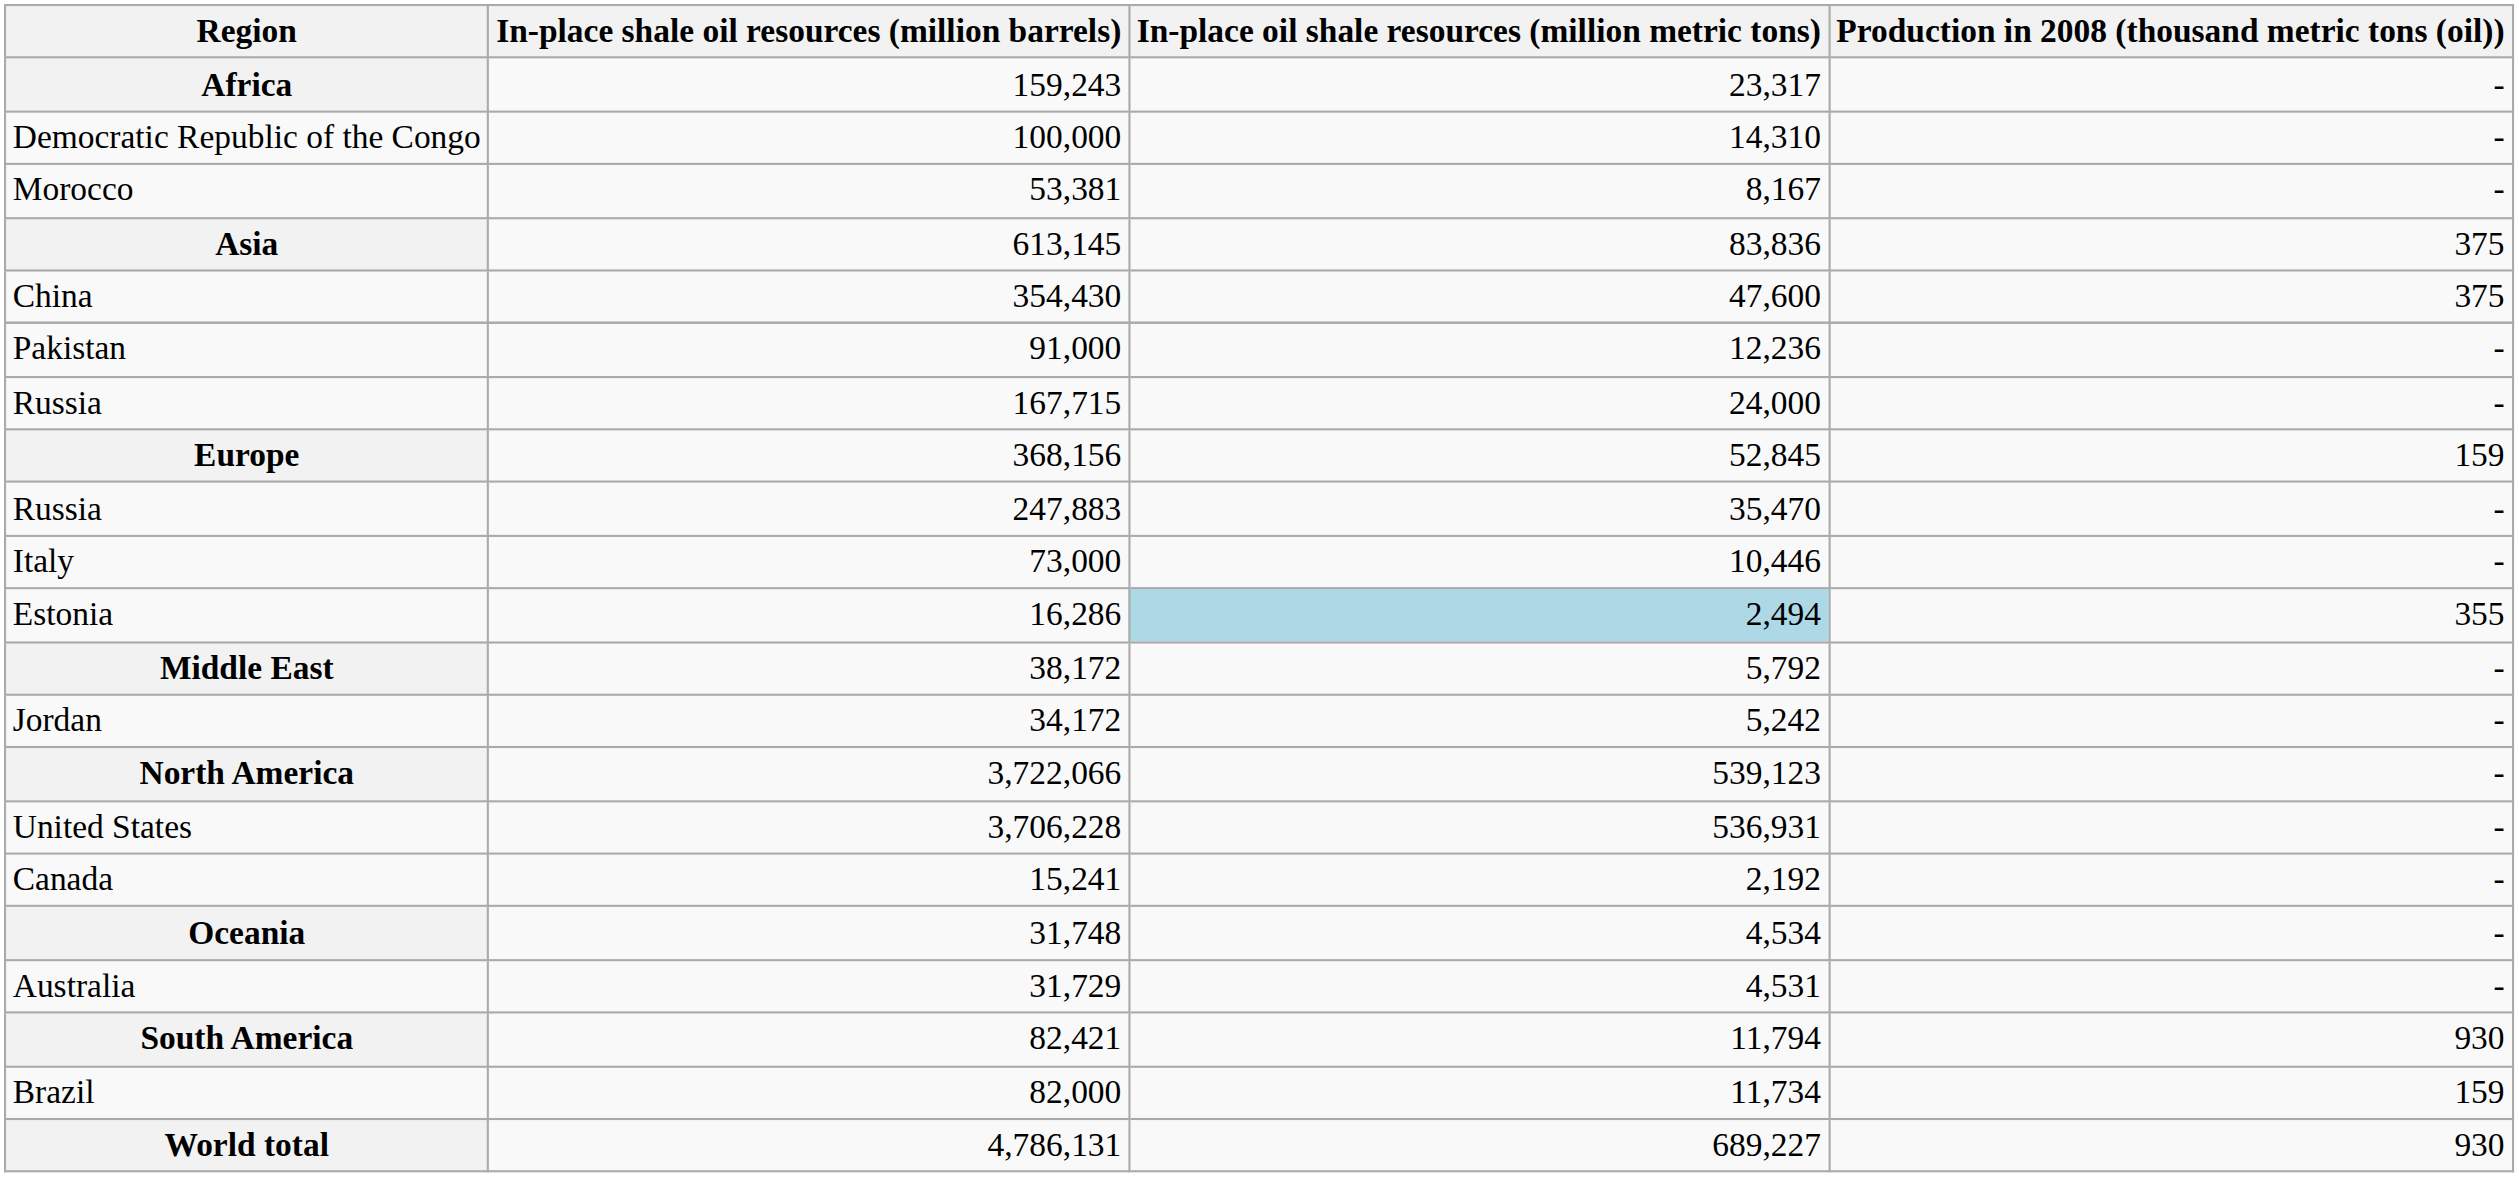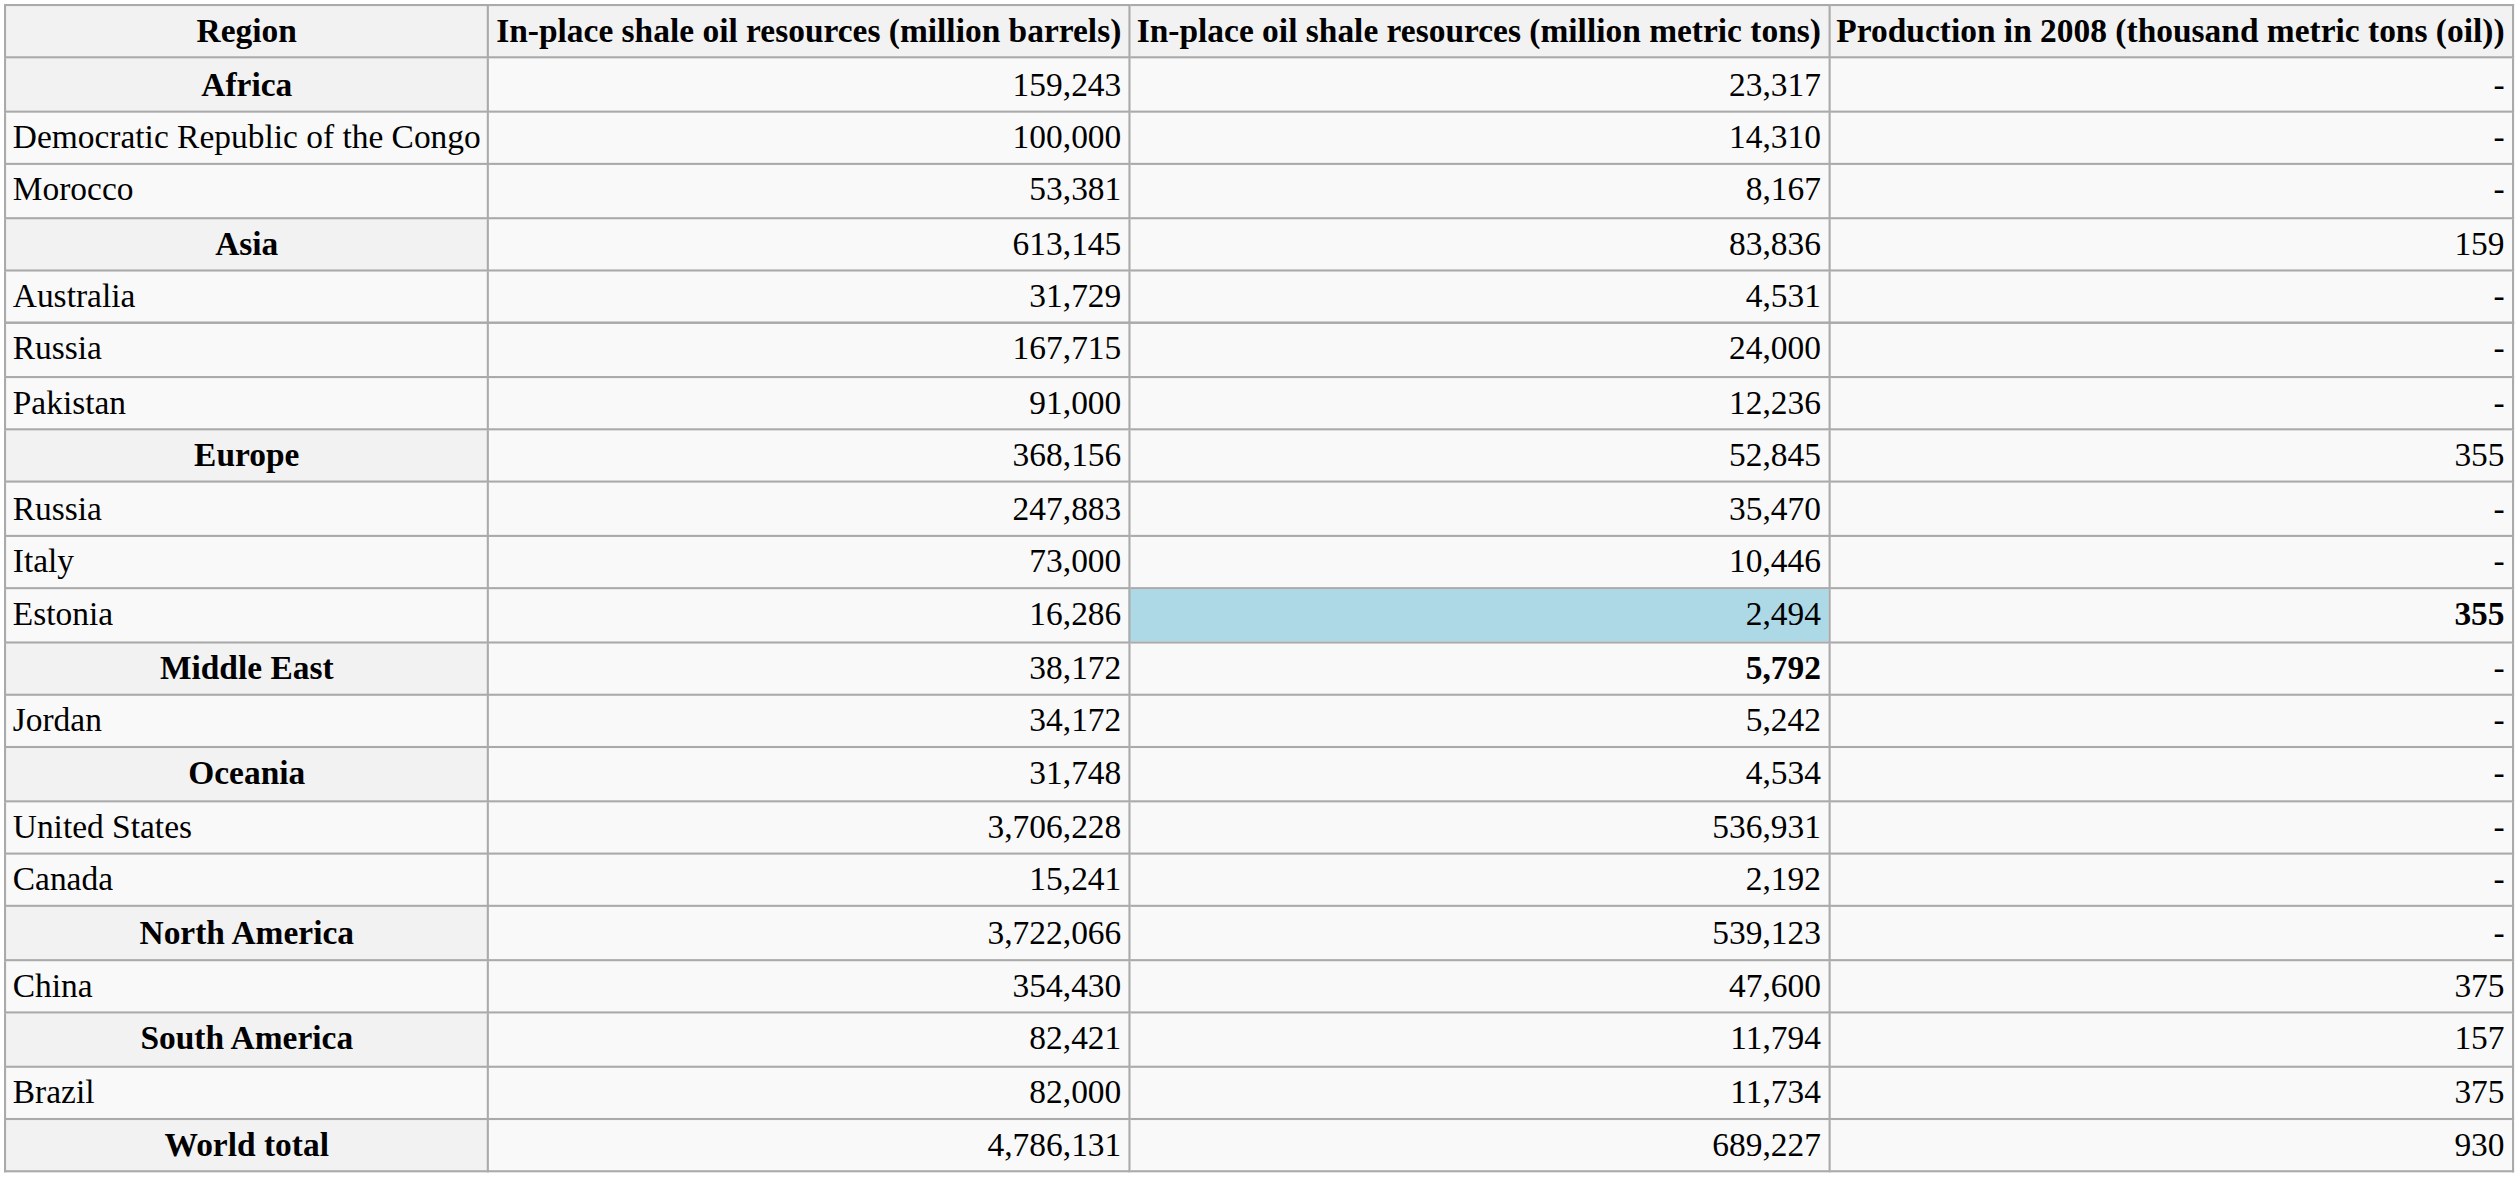(2479, 243) 375 -> (2479, 243) 159
rows swapped: (53, 296) <-> (74, 985)
rows swapped: (69, 349) <-> (57, 402)
(2479, 455) 159 -> (2479, 455) 355
(2479, 614) normal -> (2479, 614) bold
(1783, 667) normal -> (1783, 667) bold
rows swapped: (247, 773) <-> (247, 932)
(2479, 1038) 930 -> (2479, 1038) 157
(2479, 1091) 159 -> (2479, 1091) 375
